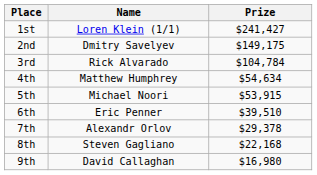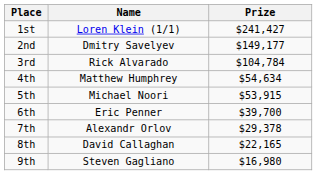(260, 46) $149,175 -> (260, 46) $149,177
(260, 112) $39,510 -> (260, 112) $39,700
(129, 145) Steven Gagliano -> (129, 145) David Callaghan
(260, 145) $22,168 -> (260, 145) $22,165
(129, 161) David Callaghan -> (129, 161) Steven Gagliano
